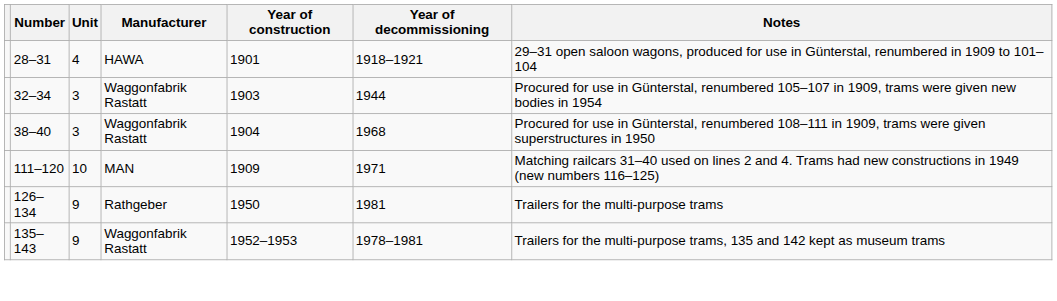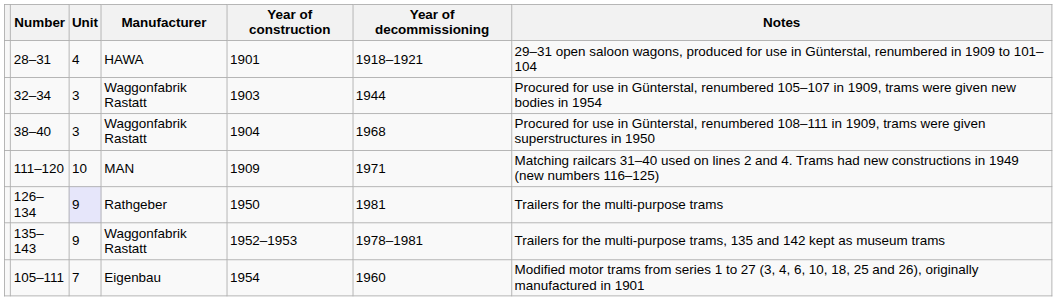(76, 204) no background -> (76, 204) lavender background
+ row: (39, 277)
